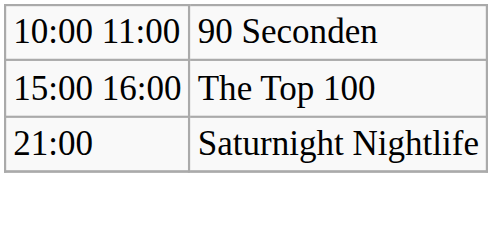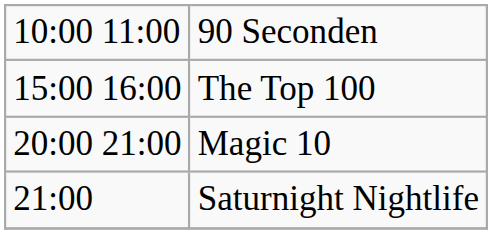+ row: (264, 143)
